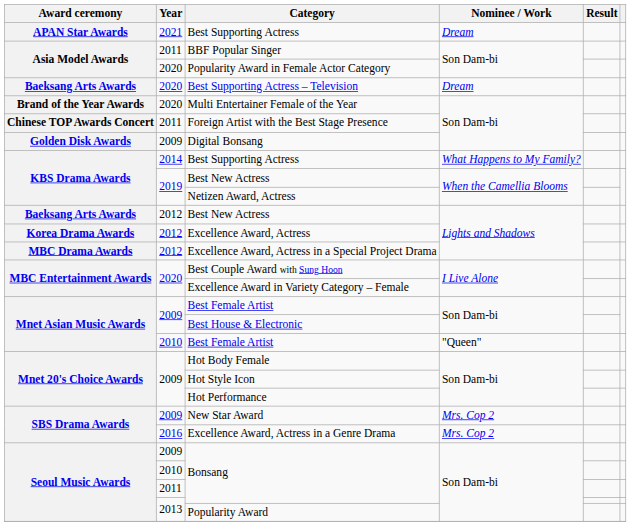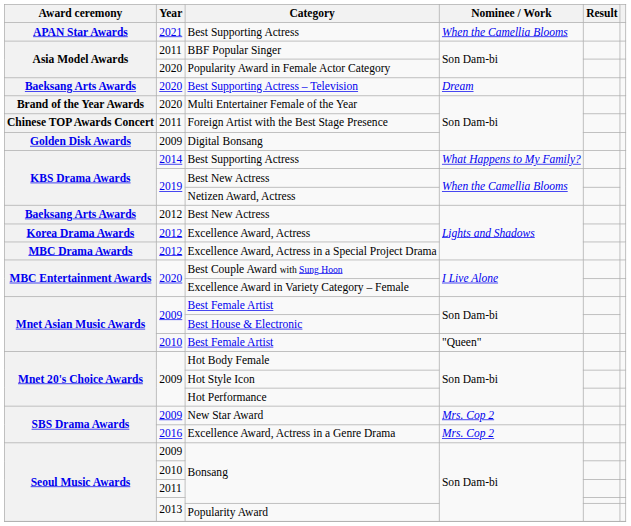(458, 31) Dream -> (505, 31) When the Camellia Blooms
